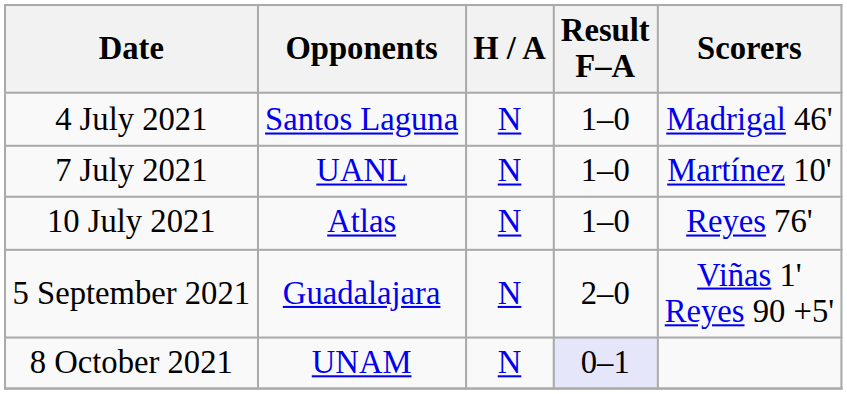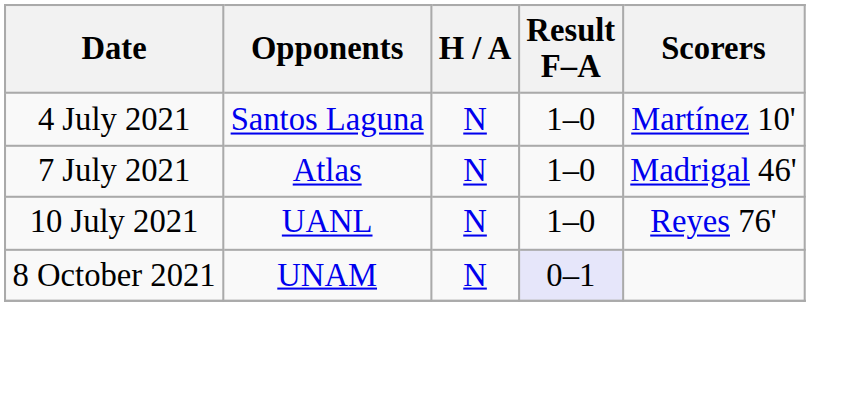(749, 118) Madrigal 46' -> (713, 118) Martínez 10'
(362, 170) UANL -> (327, 170) Atlas
(749, 170) Martínez 10' -> (713, 170) Madrigal 46'
(362, 222) Atlas -> (327, 222) UANL
- row: (131, 292)
